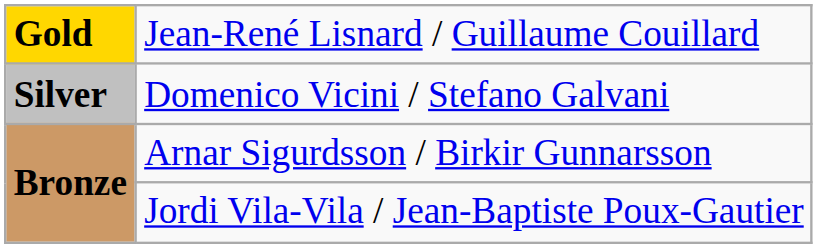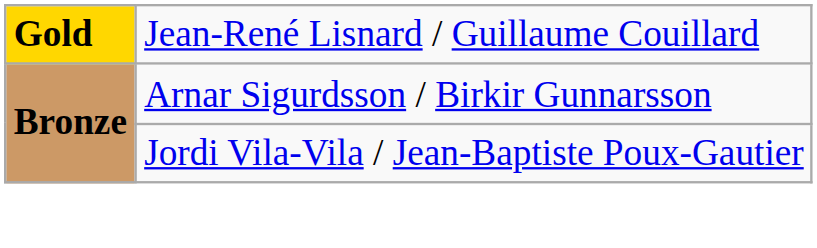- row: (407, 93)
